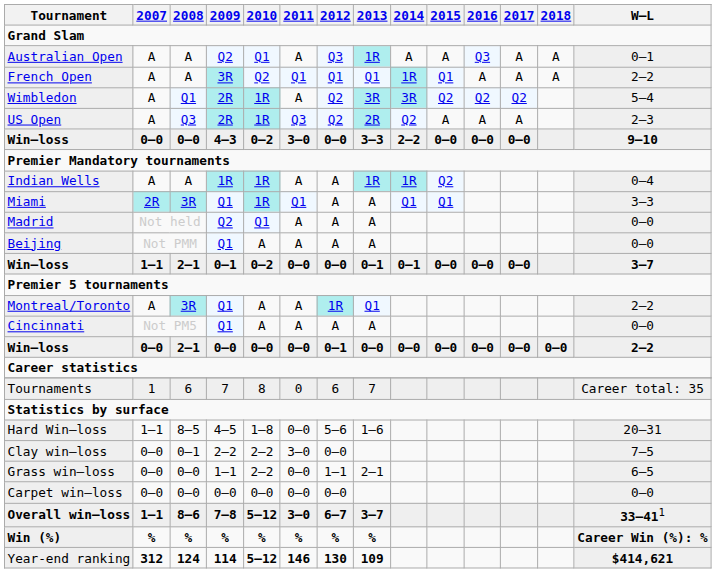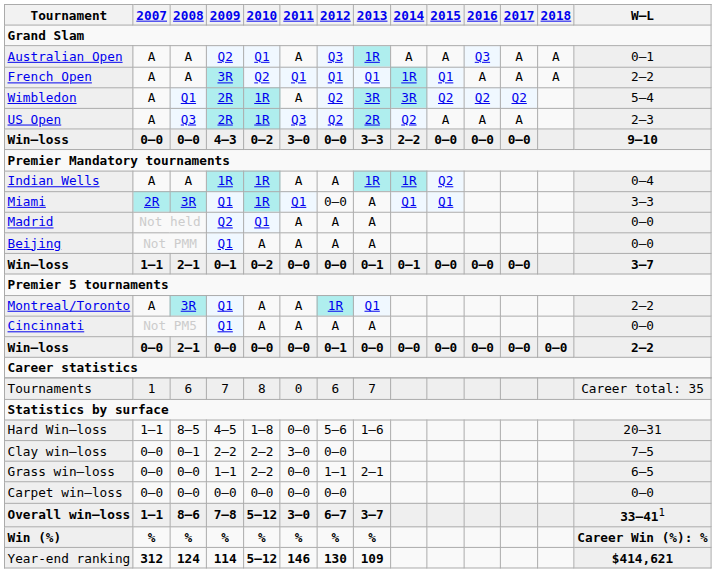(335, 202) A -> (335, 202) 0–0
